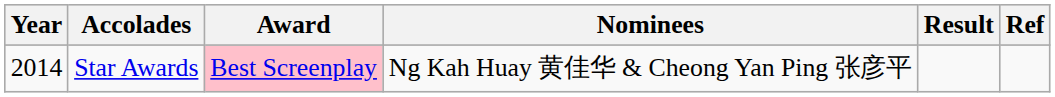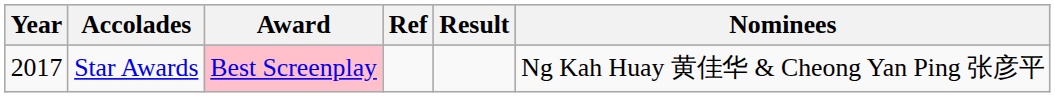columns swapped: (650, 24) <-> (1025, 24)
(37, 68) 2014 -> (37, 68) 2017
